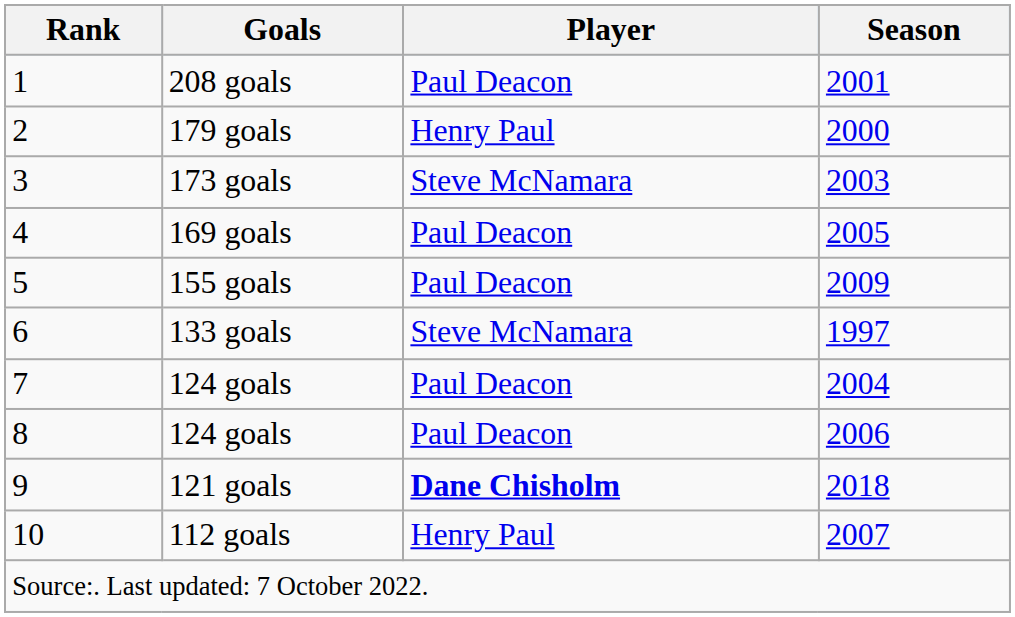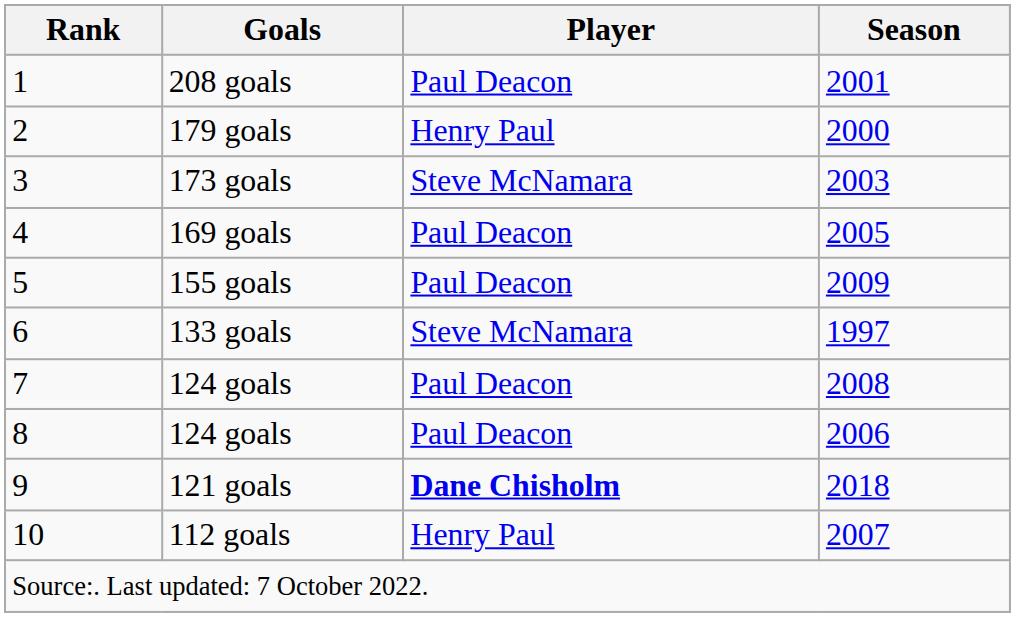(858, 383) 2004 -> (858, 383) 2008
